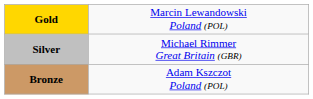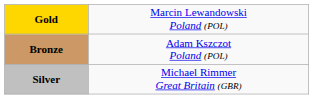rows swapped: (46, 49) <-> (46, 79)
